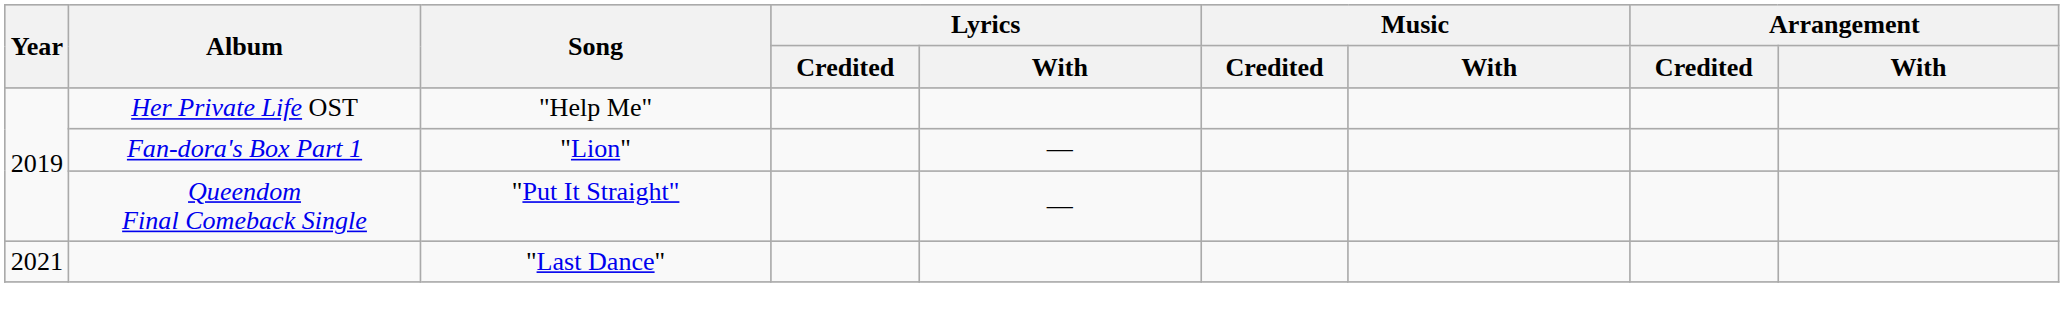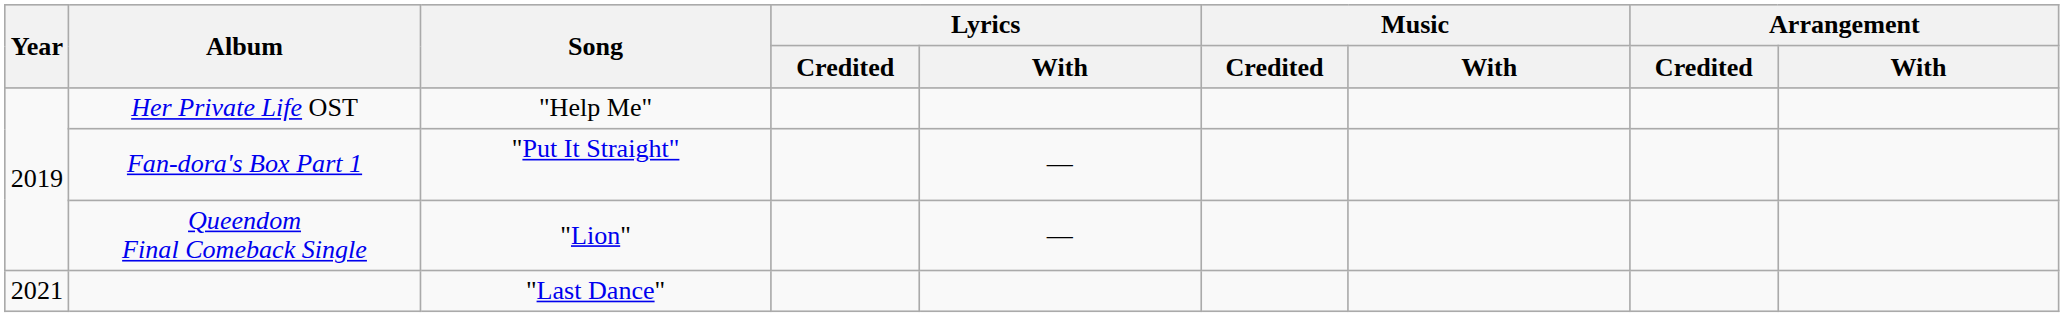(596, 149) "Lion" -> (596, 149) "Put It Straight"
(596, 190) "Put It Straight" -> (596, 234) "Lion"
